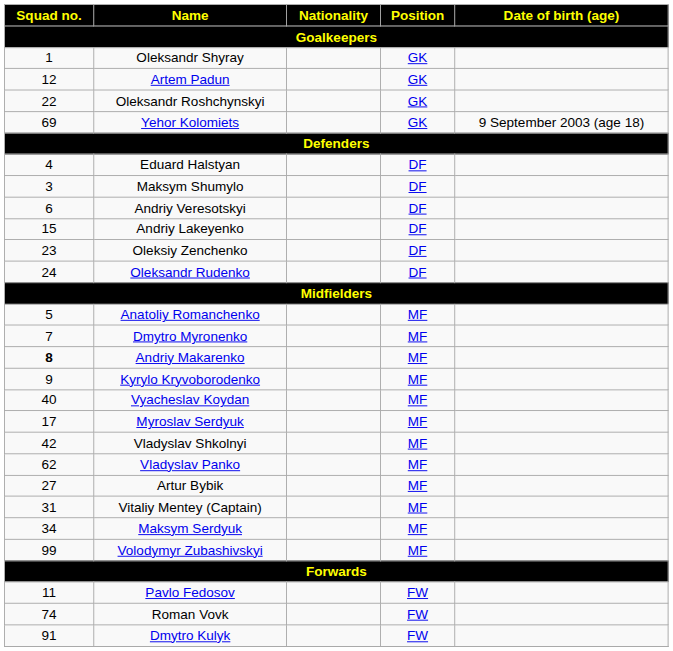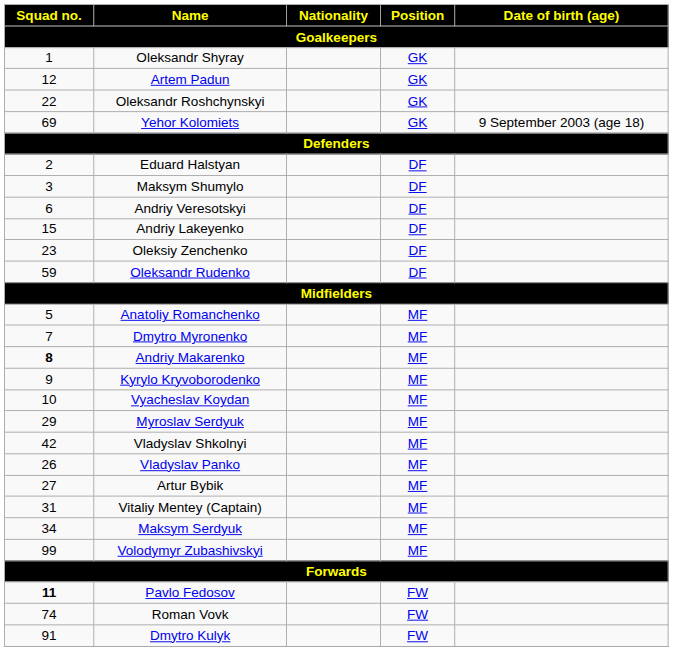(49, 165) 4 -> (49, 165) 2
(49, 272) 24 -> (49, 272) 59
(49, 400) 40 -> (49, 400) 10
(49, 422) 17 -> (49, 422) 29
(49, 465) 62 -> (49, 465) 26
(49, 593) normal -> (49, 593) bold
